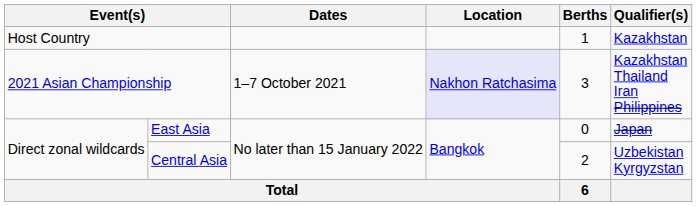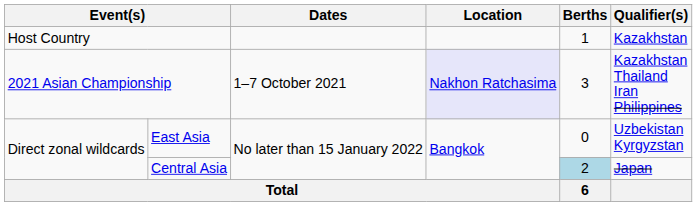(633, 130) Japan -> (649, 138) Uzbekistan Kyrgyzstan
(585, 160) no background -> (585, 168) lightblue background
(649, 160) Uzbekistan Kyrgyzstan -> (633, 168) Japan
